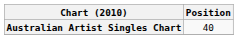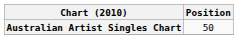(208, 27) 40 -> (208, 27) 50
